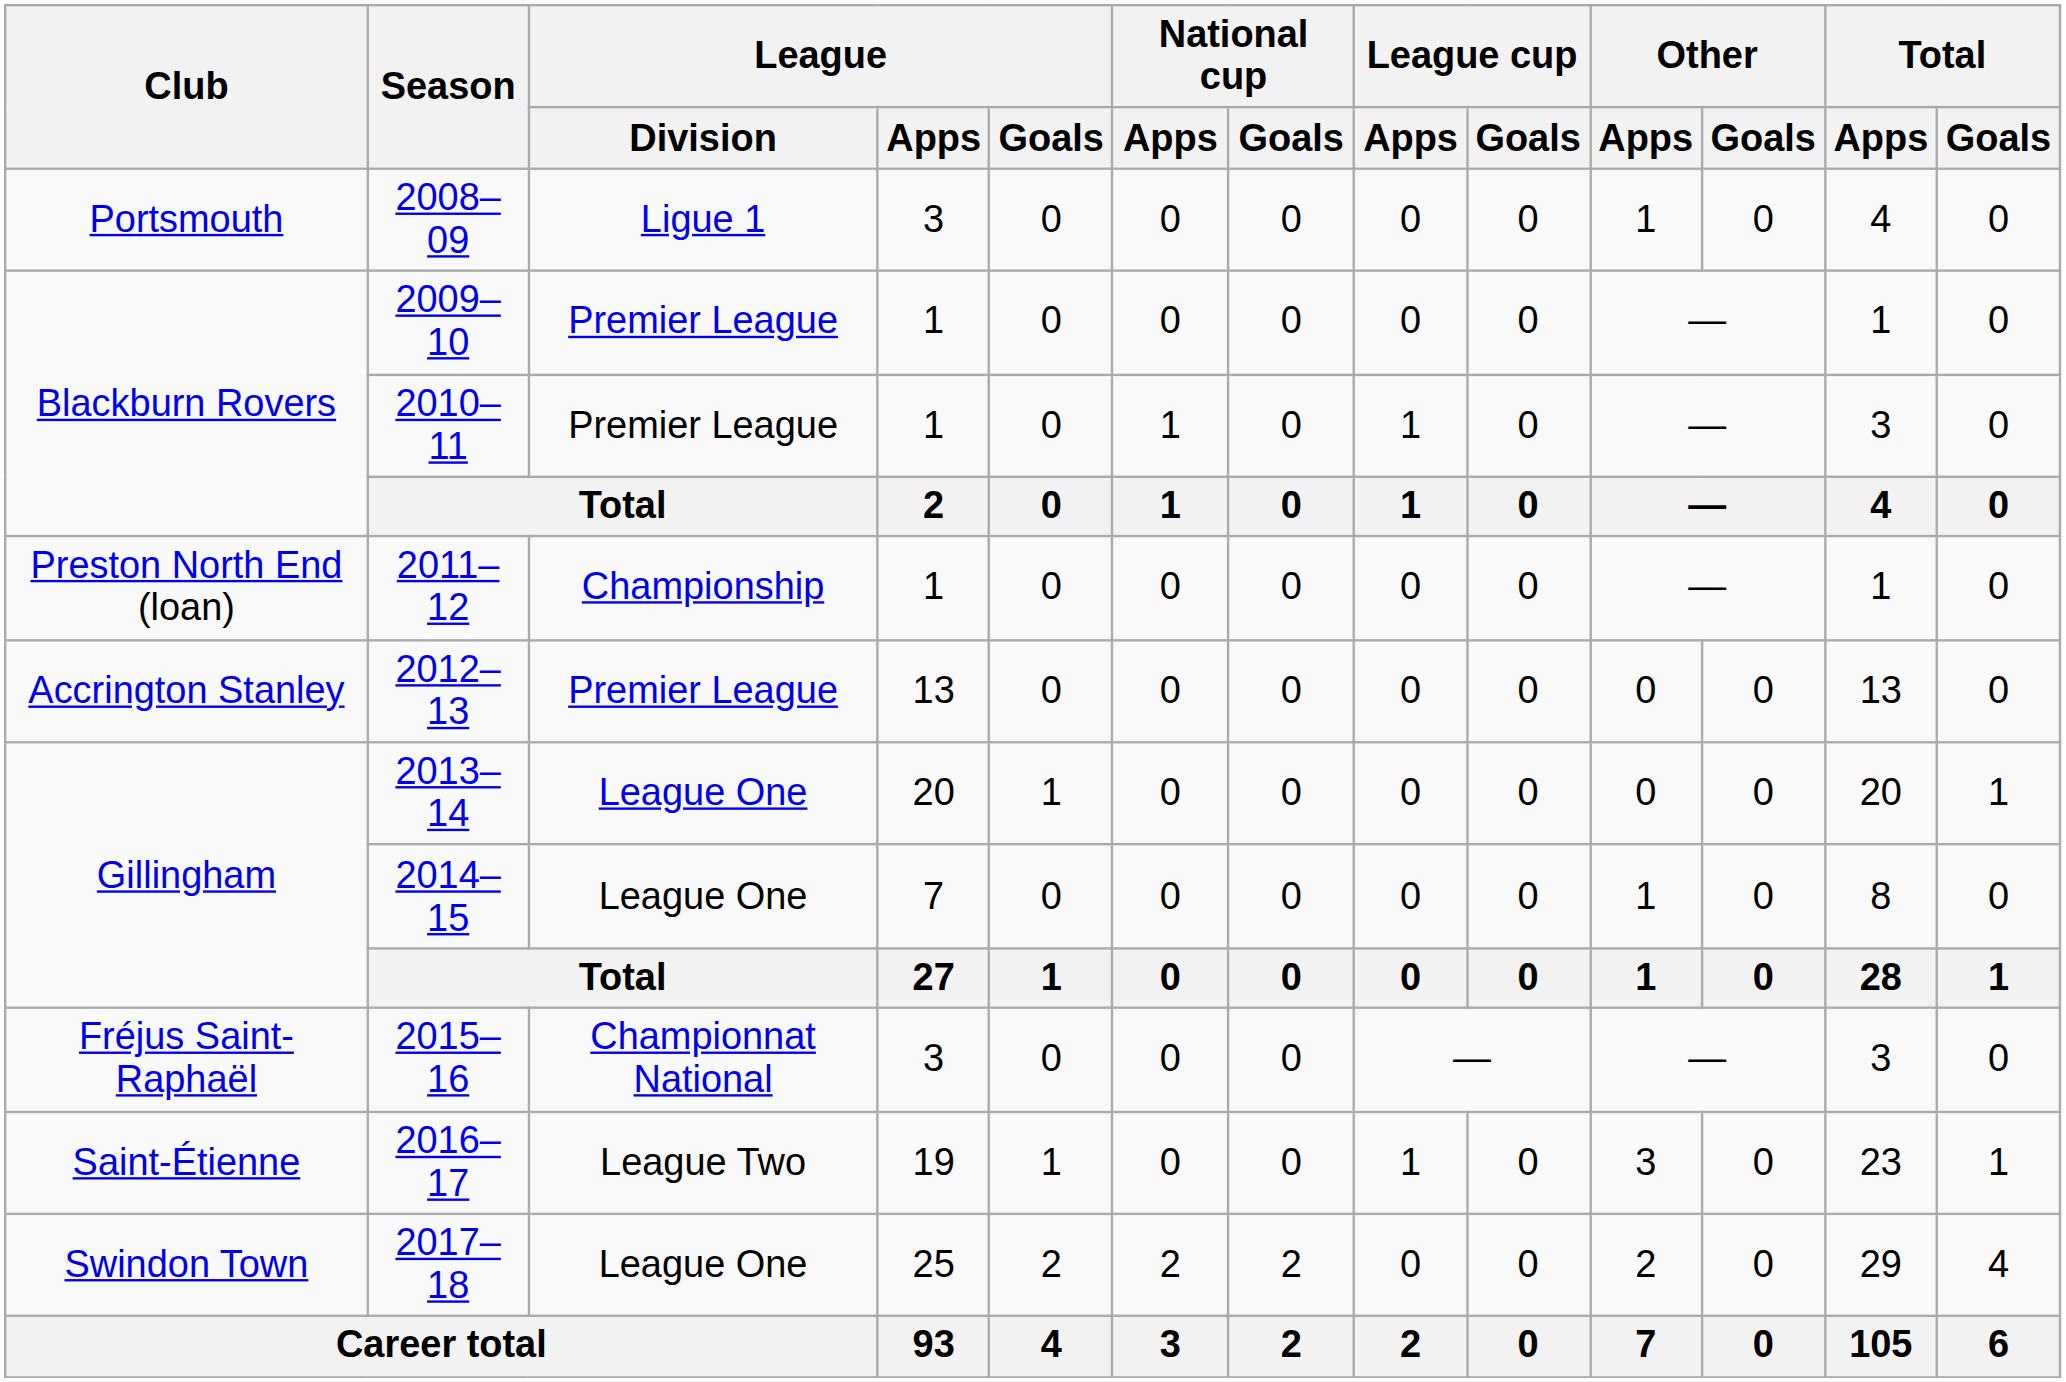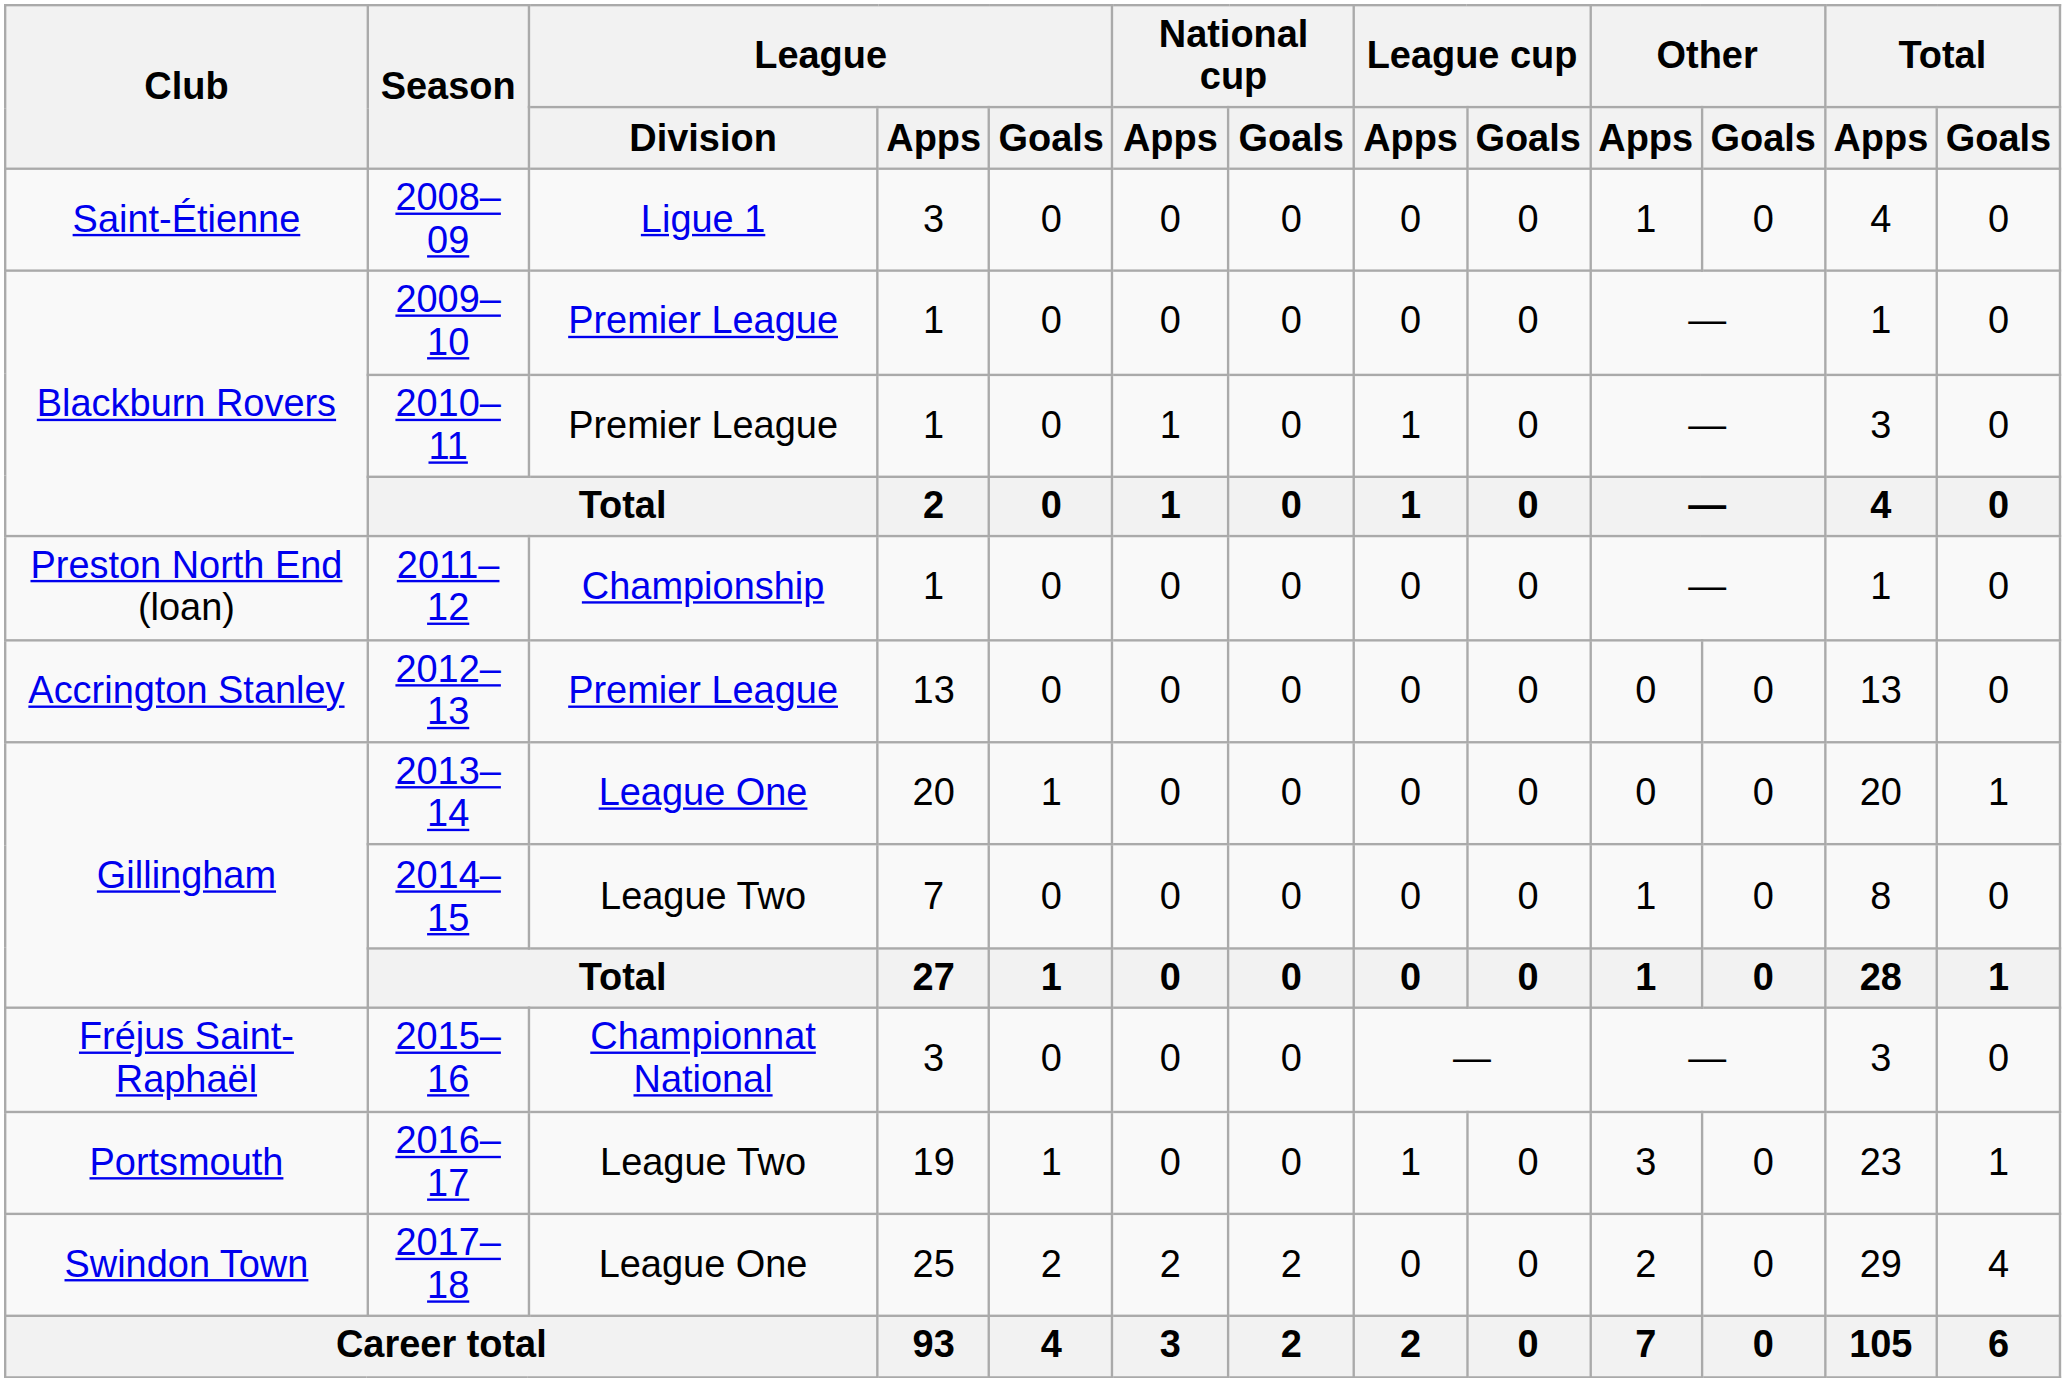(186, 218) Portsmouth -> (186, 218) Saint-Étienne
(703, 895) League One -> (703, 895) League Two
(186, 1161) Saint-Étienne -> (186, 1161) Portsmouth
